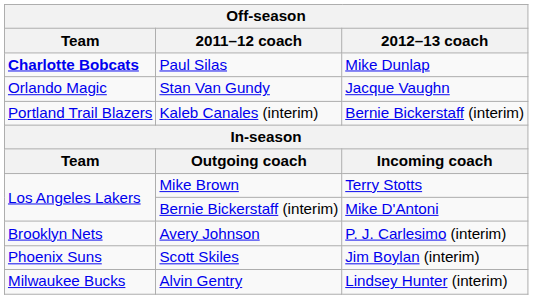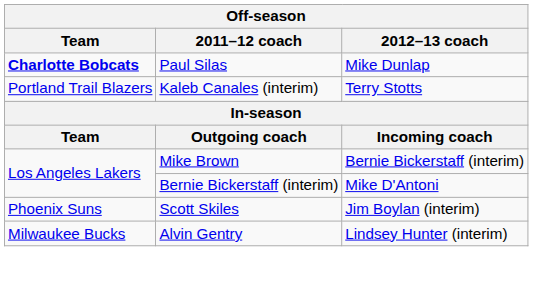- row: (215, 88)
(435, 112) Bernie Bickerstaff (interim) -> (384, 88) Terry Stotts
(384, 185) Terry Stotts -> (435, 161) Bernie Bickerstaff (interim)
- row: (210, 233)
